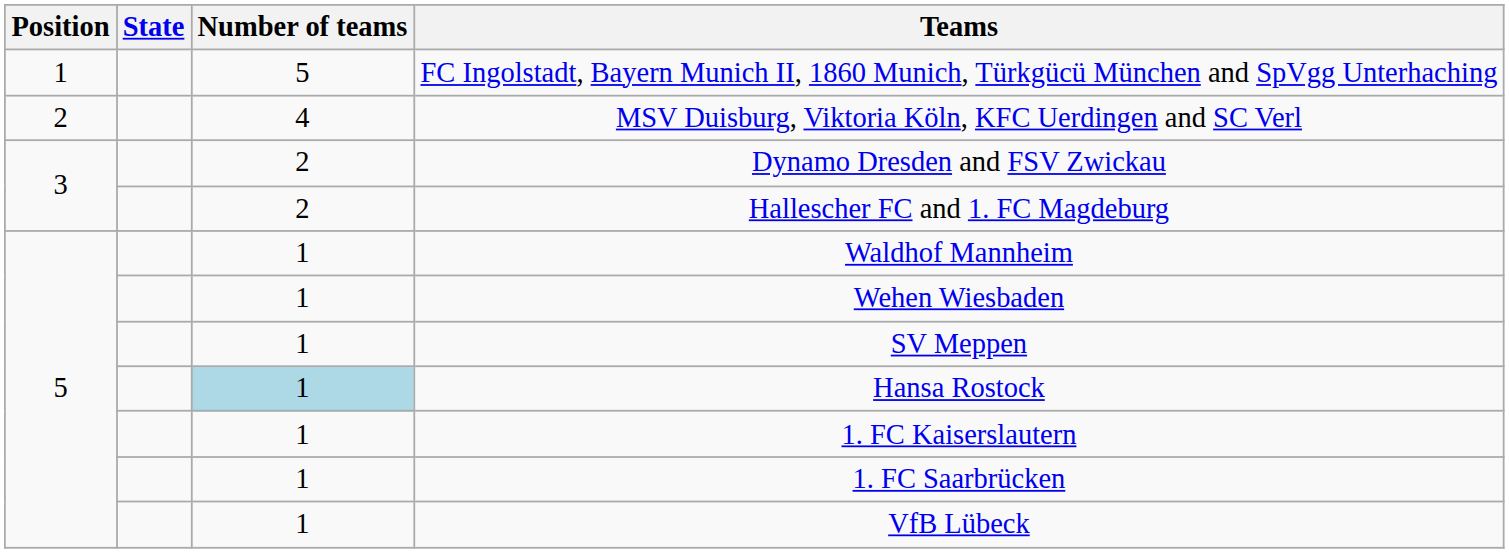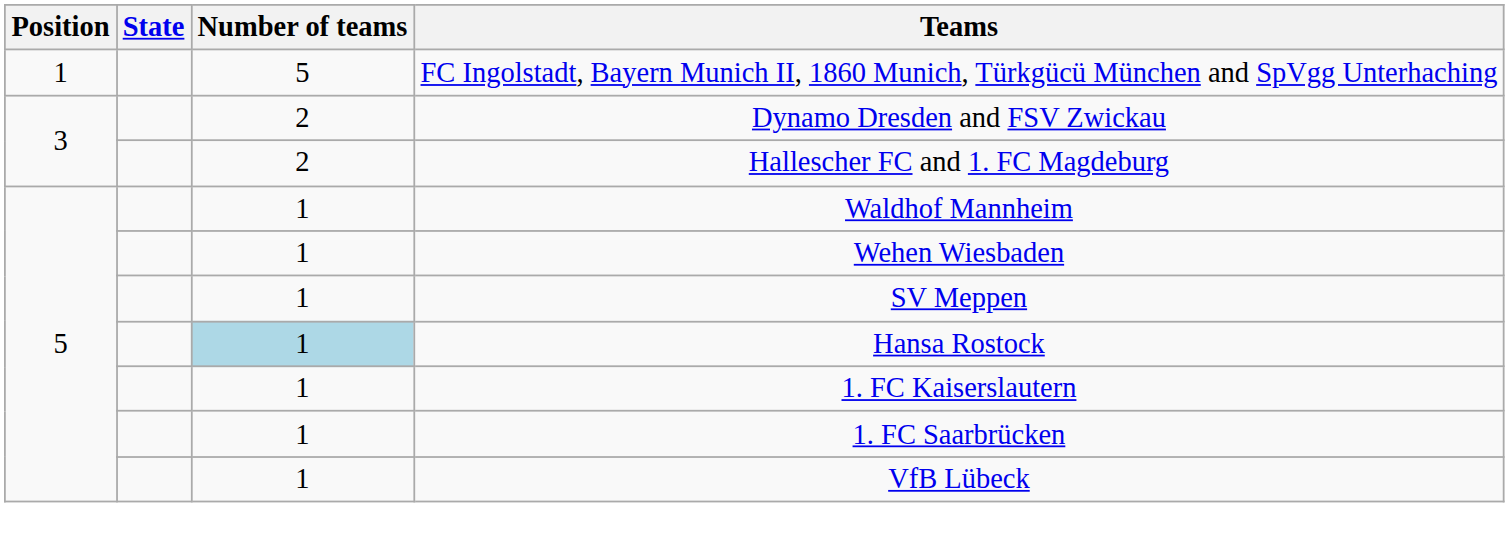- row: (959, 117)
